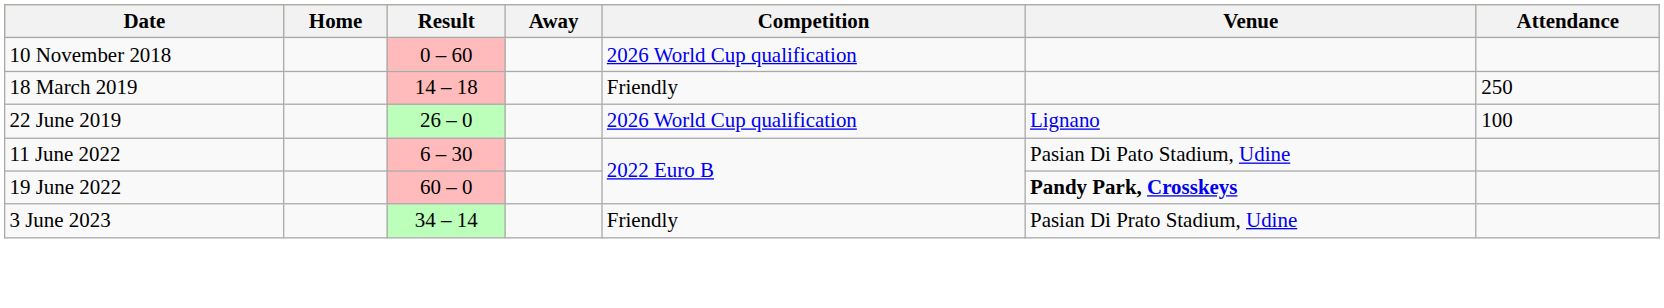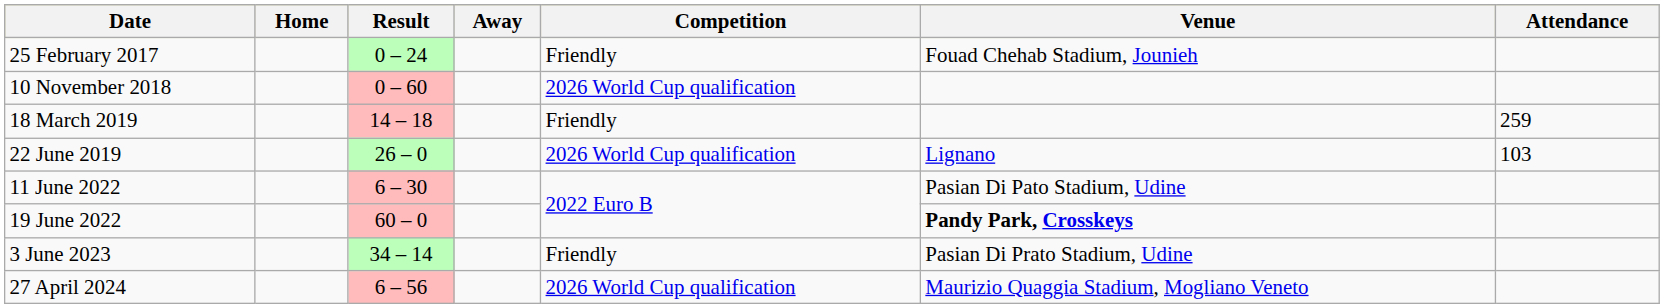+ row: (84, 54)
(1497, 87) 250 -> (1516, 120) 259
(1497, 120) 100 -> (1516, 154) 103
+ row: (68, 287)
